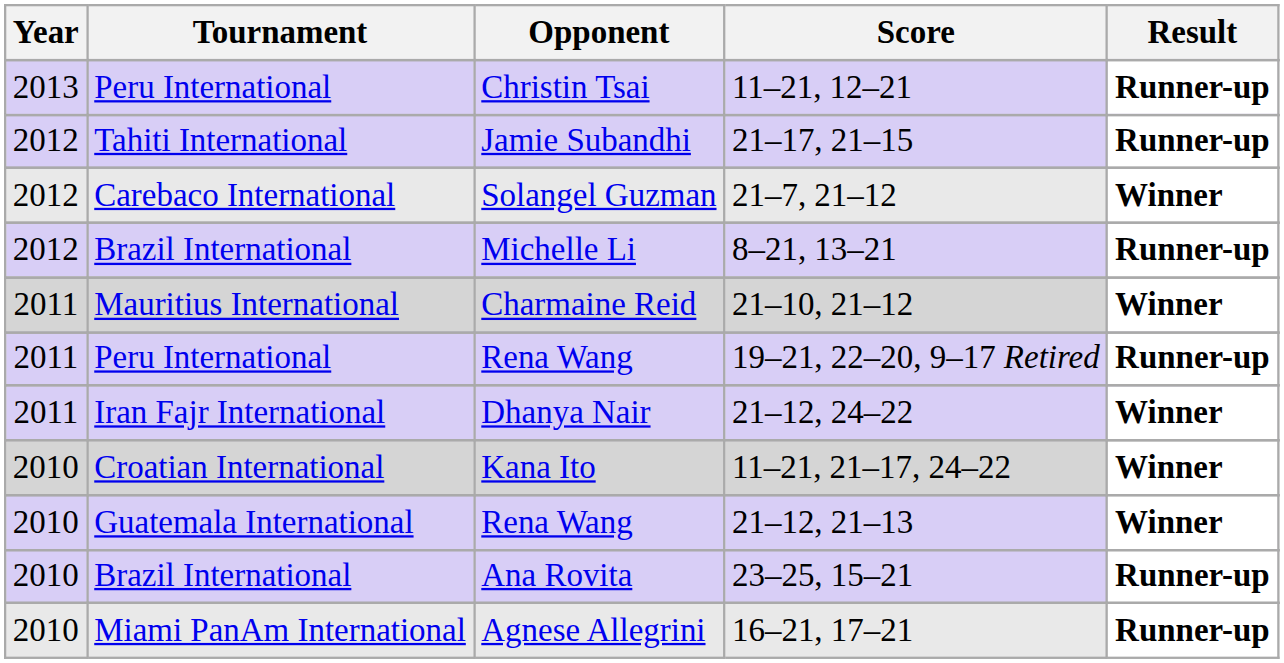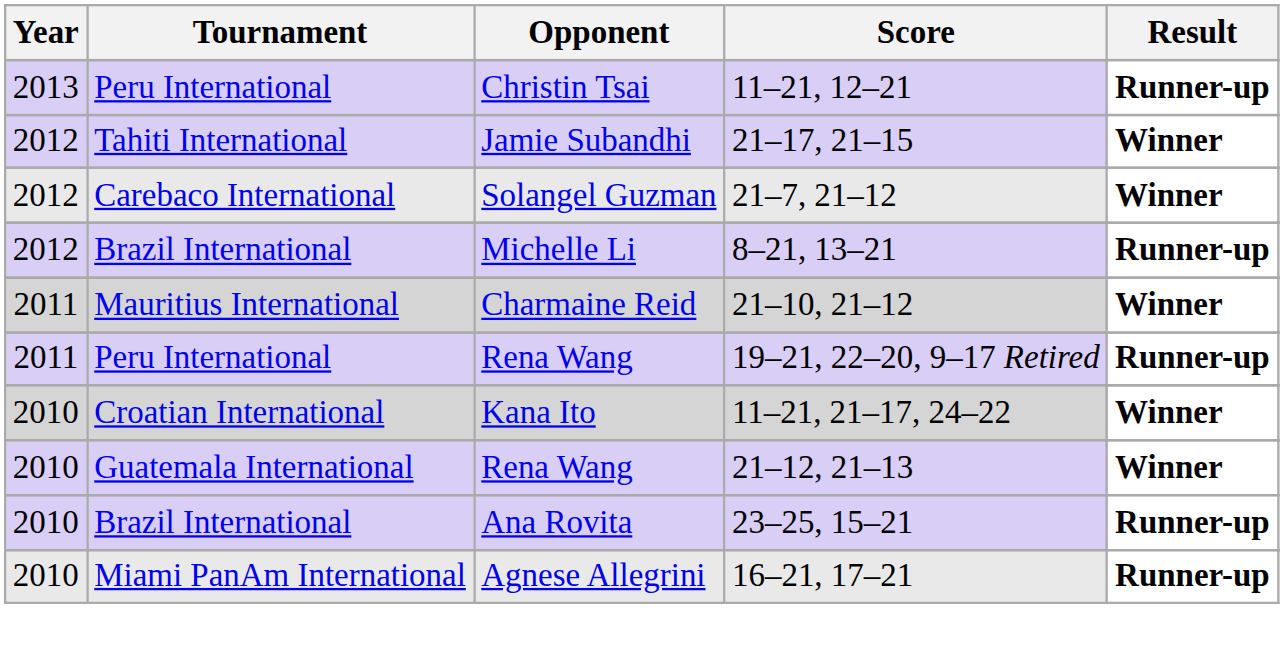(1192, 140) Runner-up -> (1169, 140) Winner
- row: (566, 412)
